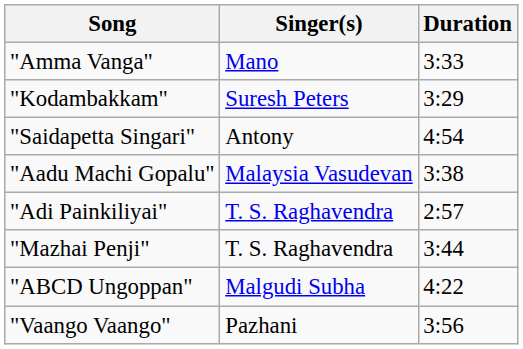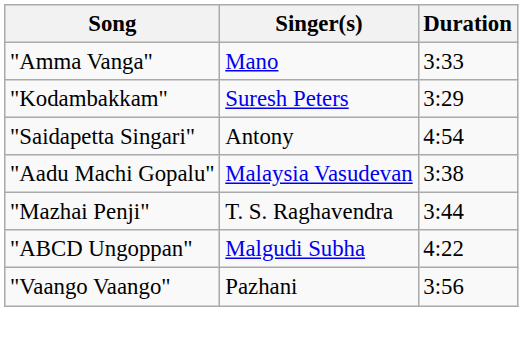- row: (89, 211)
